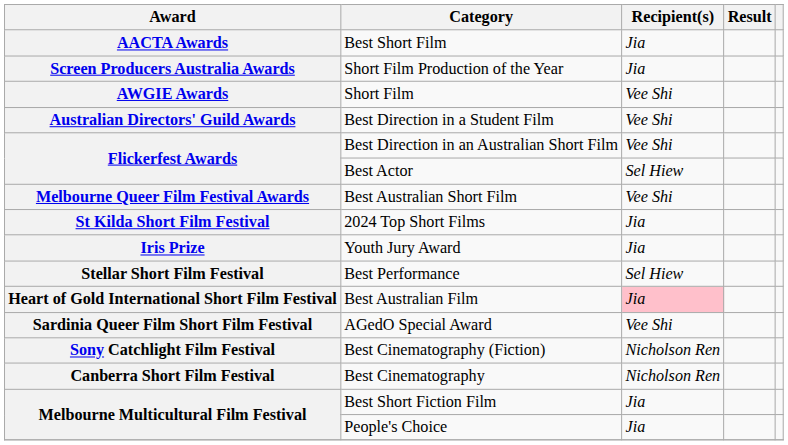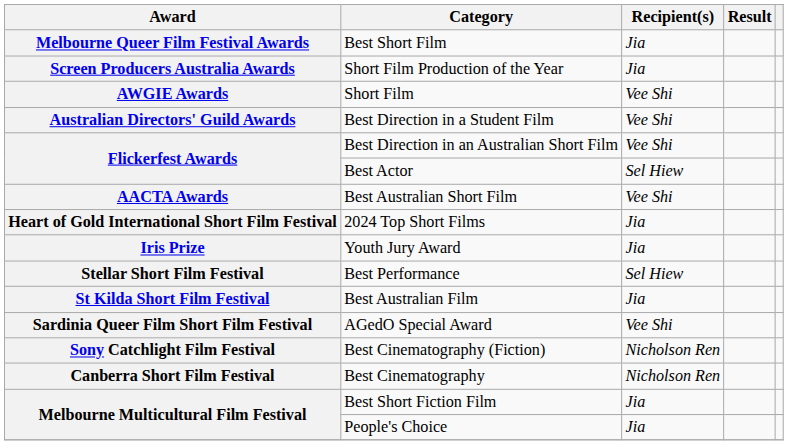(173, 42) AACTA Awards -> (173, 42) Melbourne Queer Film Festival Awards
(173, 196) Melbourne Queer Film Festival Awards -> (173, 196) AACTA Awards
(173, 222) St Kilda Short Film Festival -> (173, 222) Heart of Gold International Short Film Festival
(173, 299) Heart of Gold International Short Film Festival -> (173, 299) St Kilda Short Film Festival
(635, 299) pink background -> (635, 299) no background
